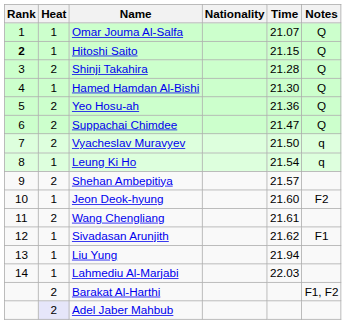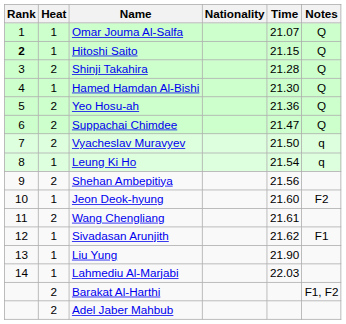(285, 181) 21.57 -> (285, 181) 21.56
(285, 255) 21.94 -> (285, 255) 21.90
(54, 310) lavender background -> (54, 310) no background
